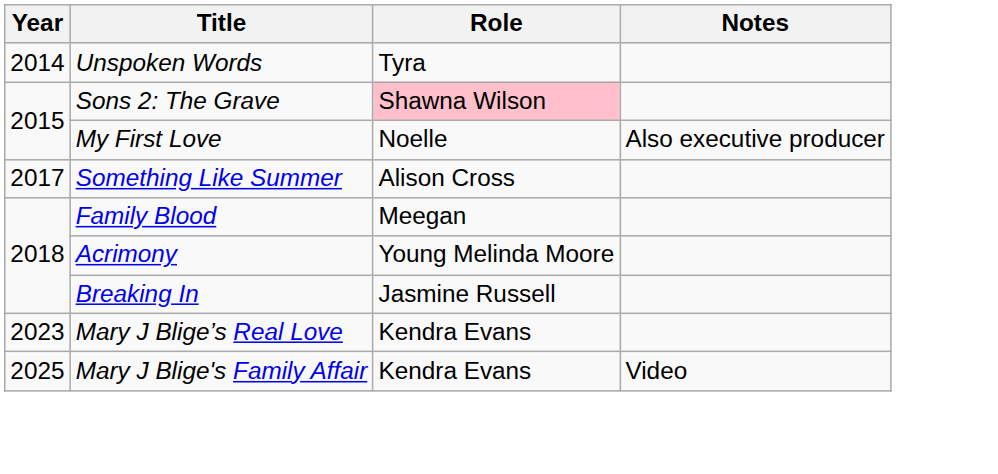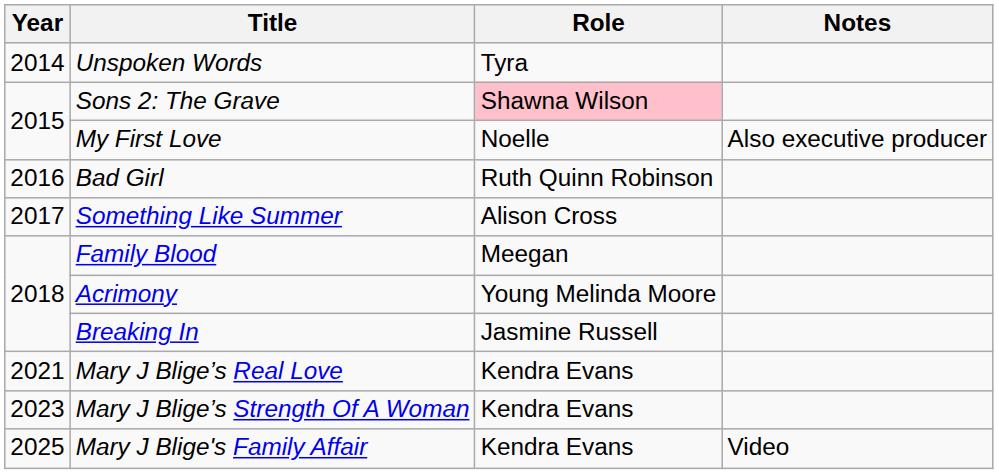+ row: (120, 178)
(37, 332) 2023 -> (37, 370) 2021
+ row: (273, 409)
